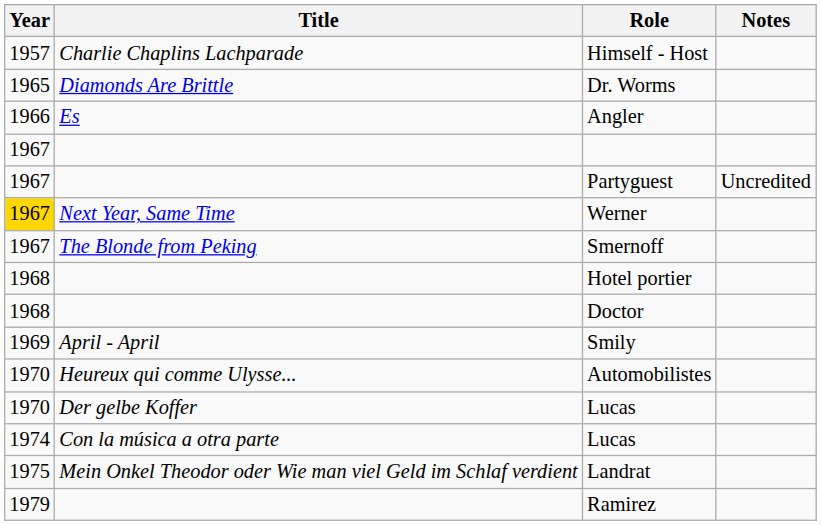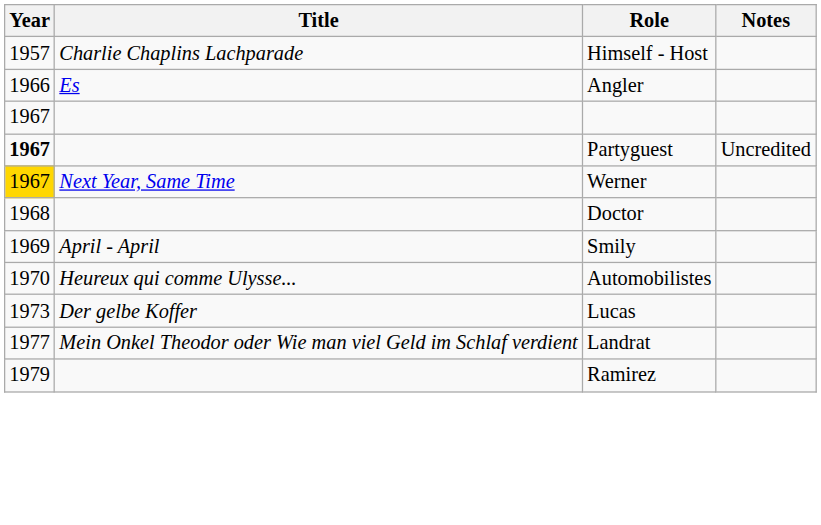- row: (146, 85)
(30, 181) normal -> (30, 149) bold
- row: (158, 246)
- row: (319, 279)
(30, 407) 1970 -> (30, 310) 1973
- row: (169, 439)
(30, 471) 1975 -> (30, 342) 1977
